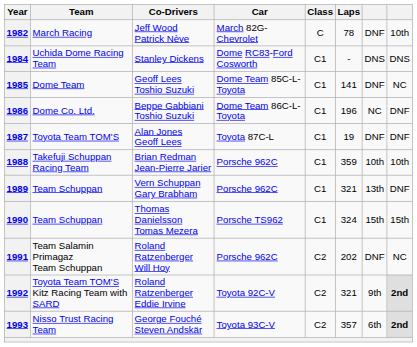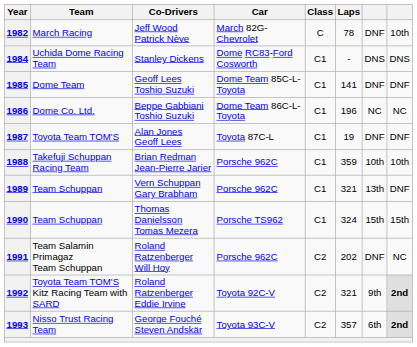(400, 85) NC -> (400, 85) DNF
(400, 111) DNF -> (400, 111) NC
